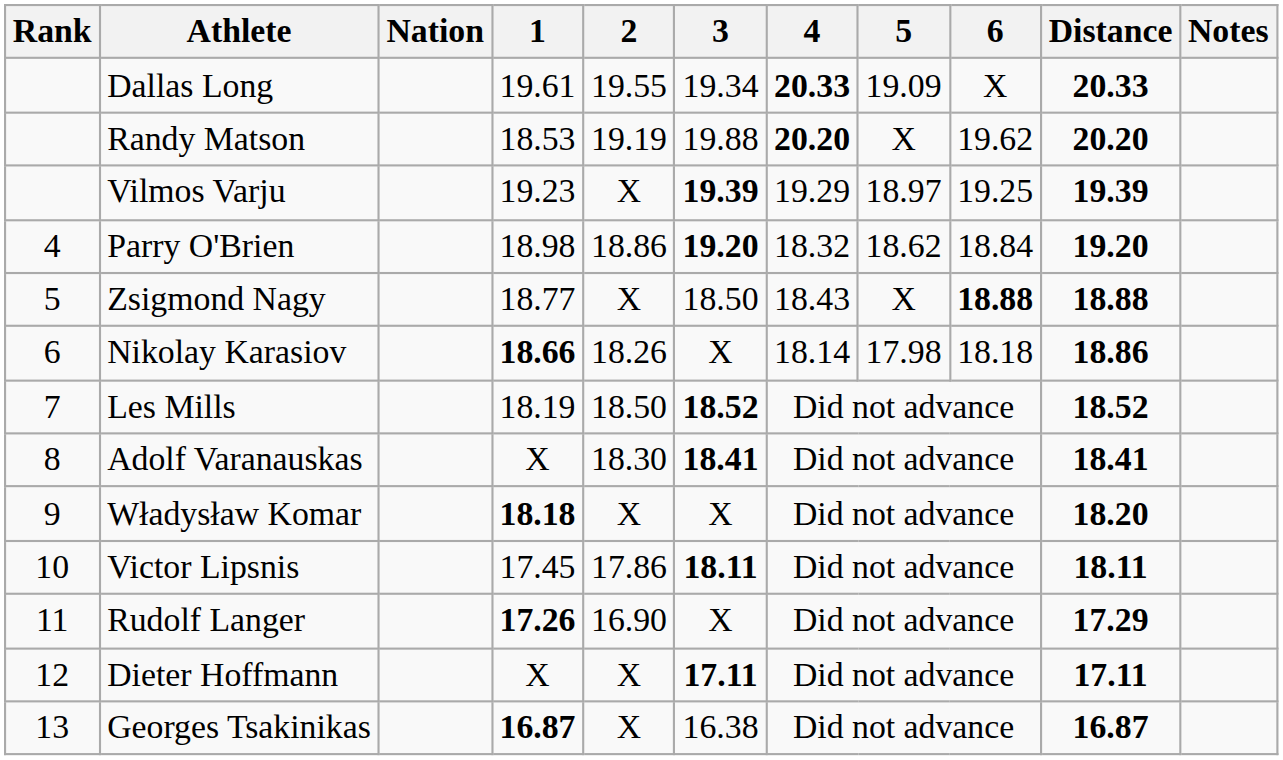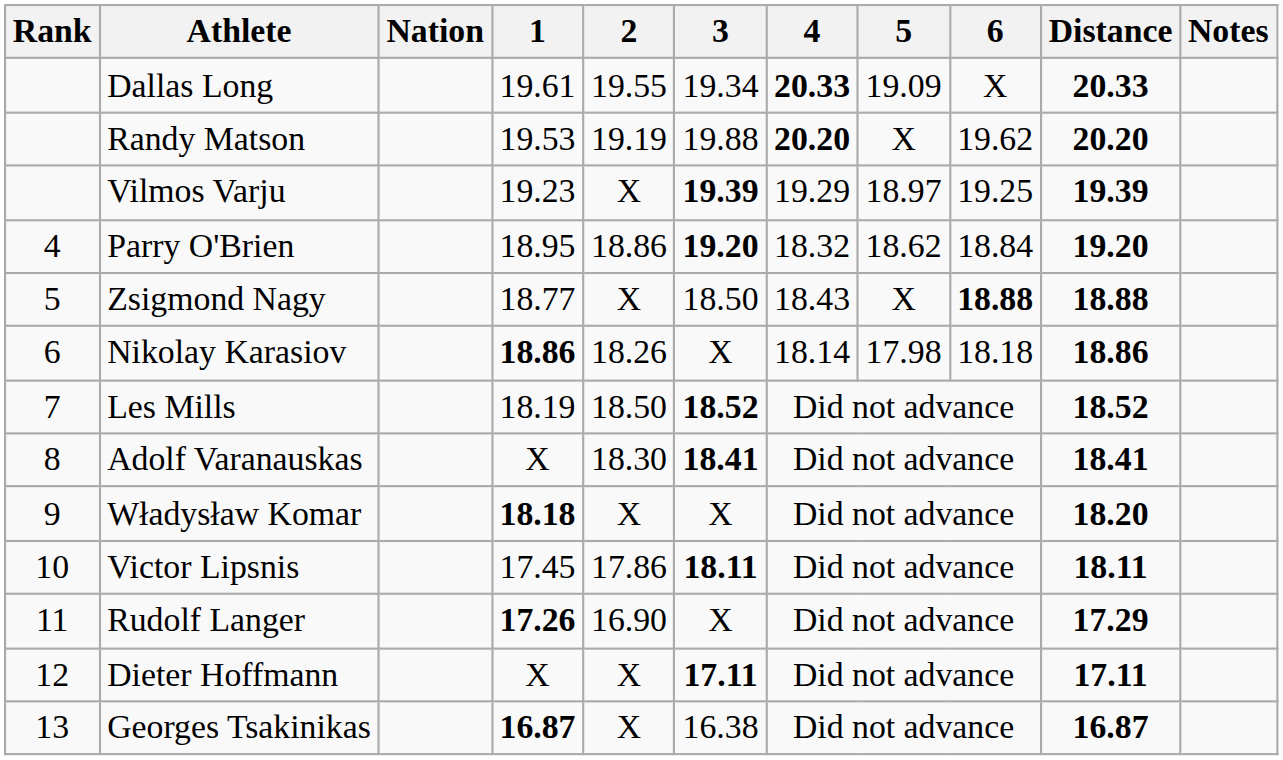(538, 138) 18.53 -> (538, 138) 19.53
(538, 245) 18.98 -> (538, 245) 18.95
(538, 352) 18.66 -> (538, 352) 18.86
